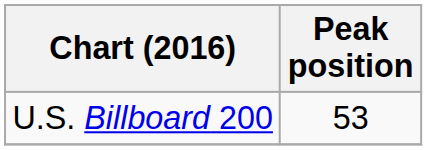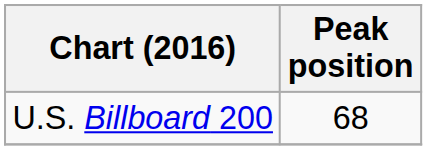(351, 117) 53 -> (351, 117) 68
